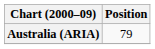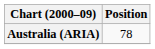(126, 33) 79 -> (126, 33) 78
